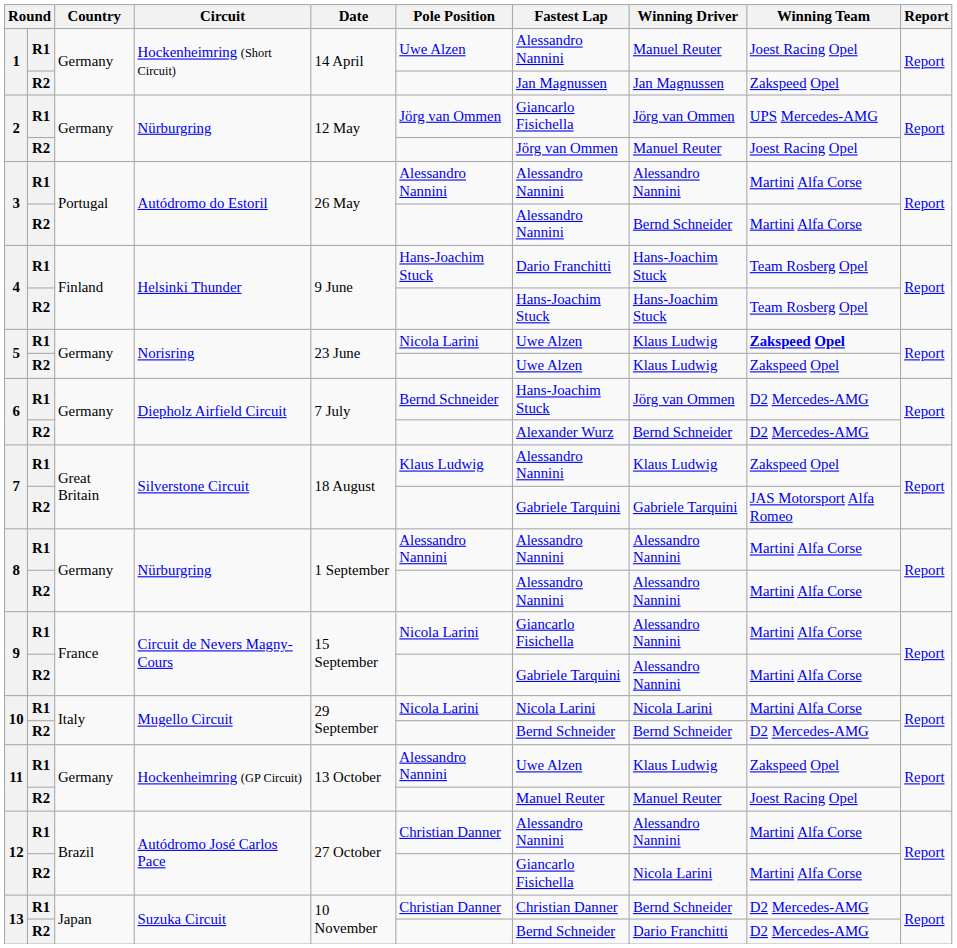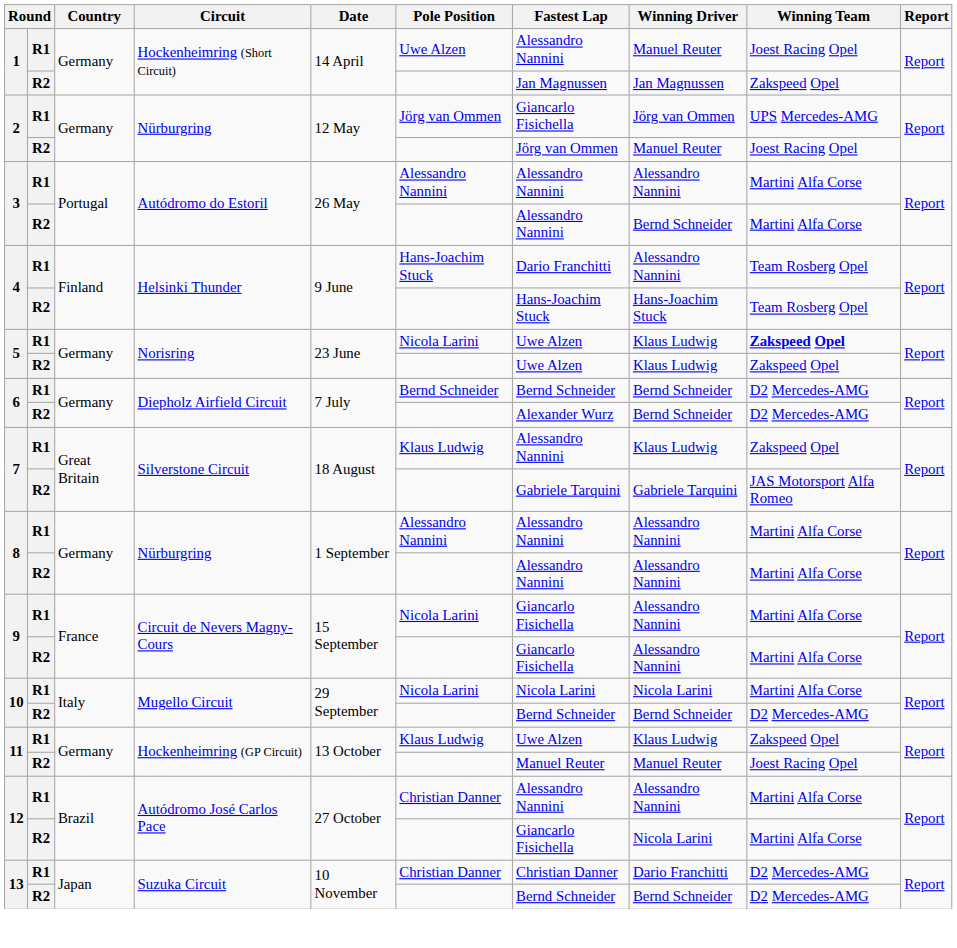(675, 266) Hans-Joachim Stuck -> (666, 266) Alessandro Nannini
(558, 398) Hans-Joachim Stuck -> (566, 389) Bernd Schneider
(684, 398) Jörg van Ommen -> (683, 389) Bernd Schneider
(568, 674) Gabriele Tarquini -> (545, 657) Giancarlo Fisichella
(433, 765) Alessandro Nannini -> (441, 739) Klaus Ludwig
(683, 906) Bernd Schneider -> (680, 871) Dario Franchitti
(680, 931) Dario Franchitti -> (683, 896) Bernd Schneider
